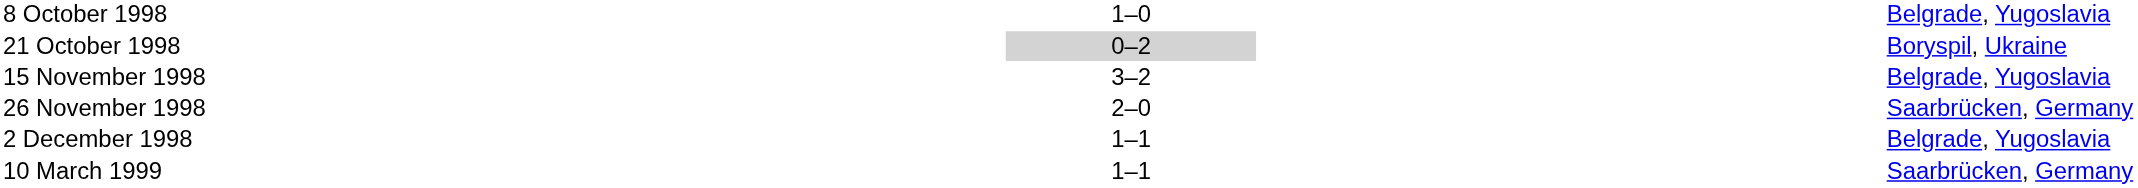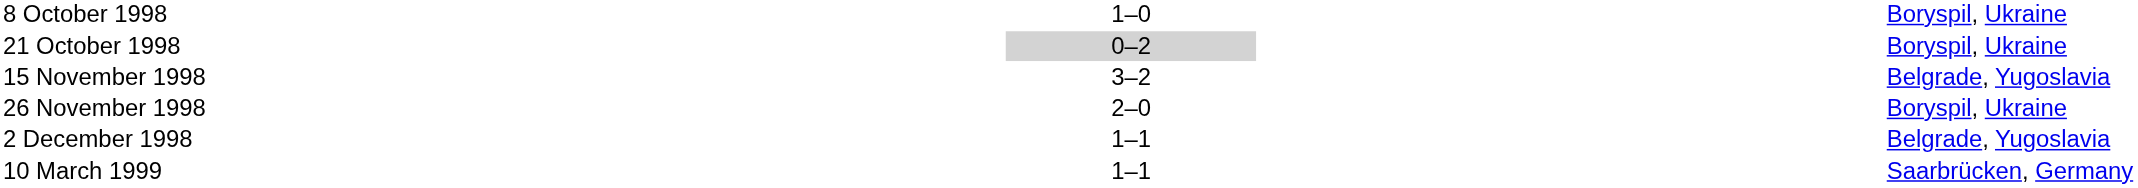(1999, 14) Belgrade, Yugoslavia -> (1977, 14) Boryspil, Ukraine
(2010, 108) Saarbrücken, Germany -> (1977, 108) Boryspil, Ukraine
